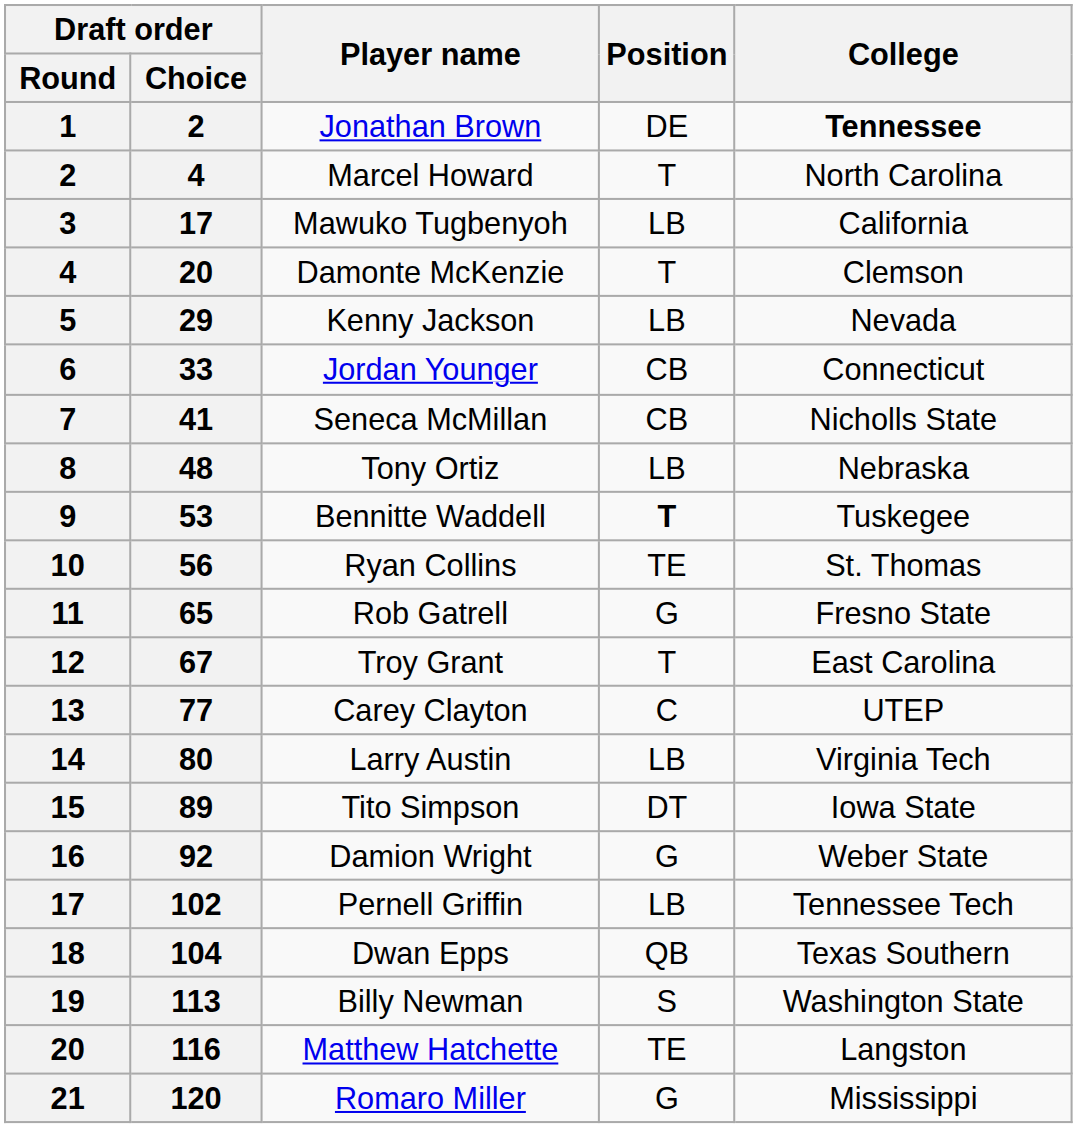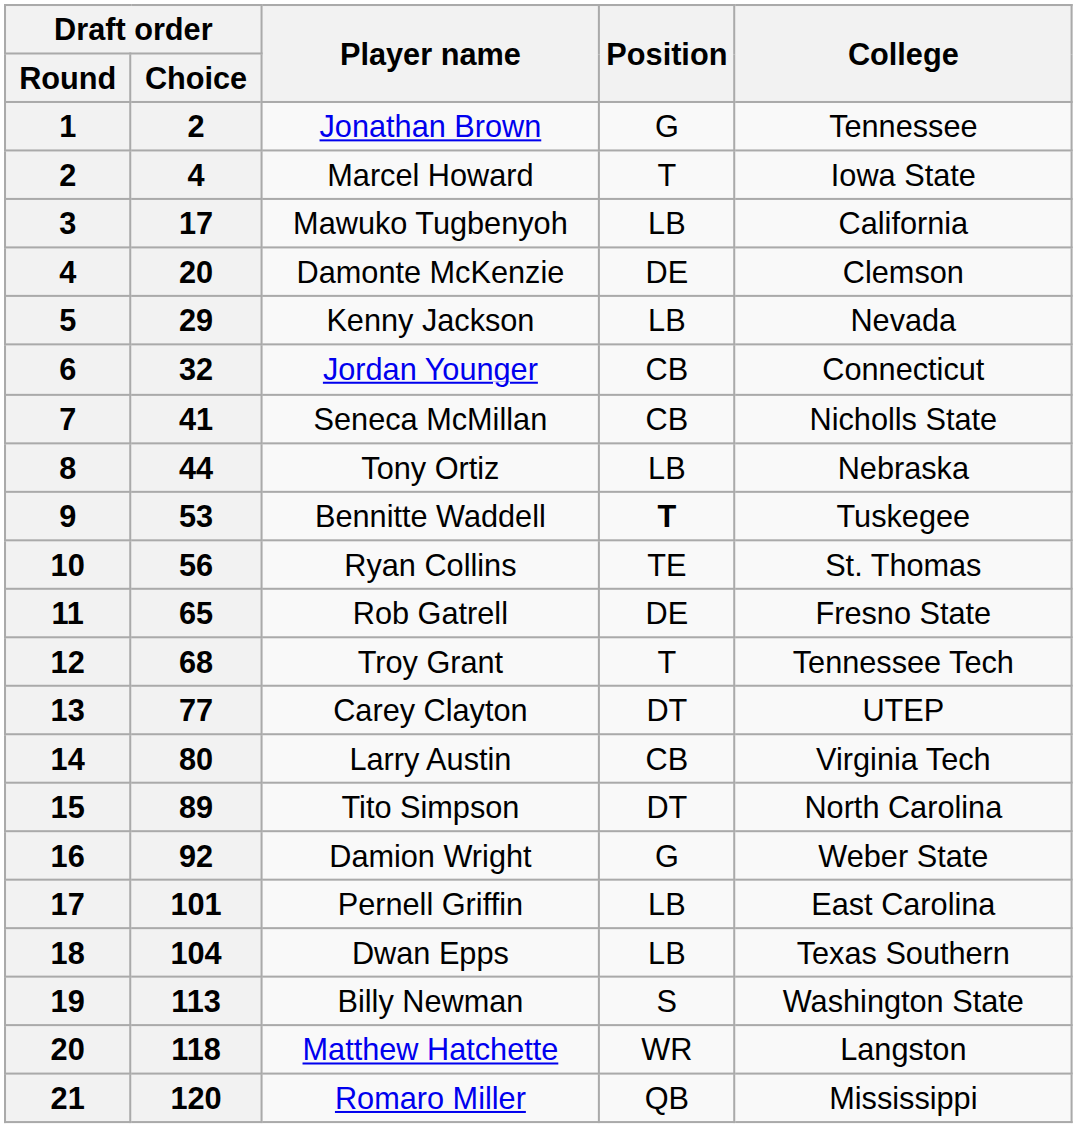(667, 127) DE -> (667, 127) G
(903, 127) bold -> (903, 127) normal
(903, 175) North Carolina -> (903, 175) Iowa State
(667, 273) T -> (667, 273) DE
(196, 370) 33 -> (196, 370) 32
(196, 467) 48 -> (196, 467) 44
(667, 613) G -> (667, 613) DE
(196, 661) 67 -> (196, 661) 68
(903, 661) East Carolina -> (903, 661) Tennessee Tech
(667, 710) C -> (667, 710) DT
(667, 759) LB -> (667, 759) CB
(903, 807) Iowa State -> (903, 807) North Carolina
(196, 904) 102 -> (196, 904) 101
(903, 904) Tennessee Tech -> (903, 904) East Carolina
(667, 953) QB -> (667, 953) LB
(196, 1050) 116 -> (196, 1050) 118
(667, 1050) TE -> (667, 1050) WR
(667, 1099) G -> (667, 1099) QB
